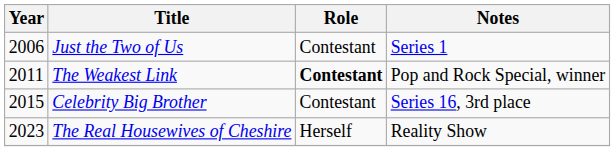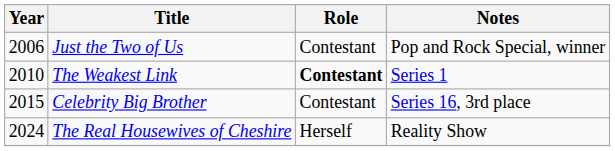(419, 46) Series 1 -> (498, 46) Pop and Rock Special, winner
(26, 74) 2011 -> (26, 74) 2010
(498, 74) Pop and Rock Special, winner -> (419, 74) Series 1
(26, 131) 2023 -> (26, 131) 2024
